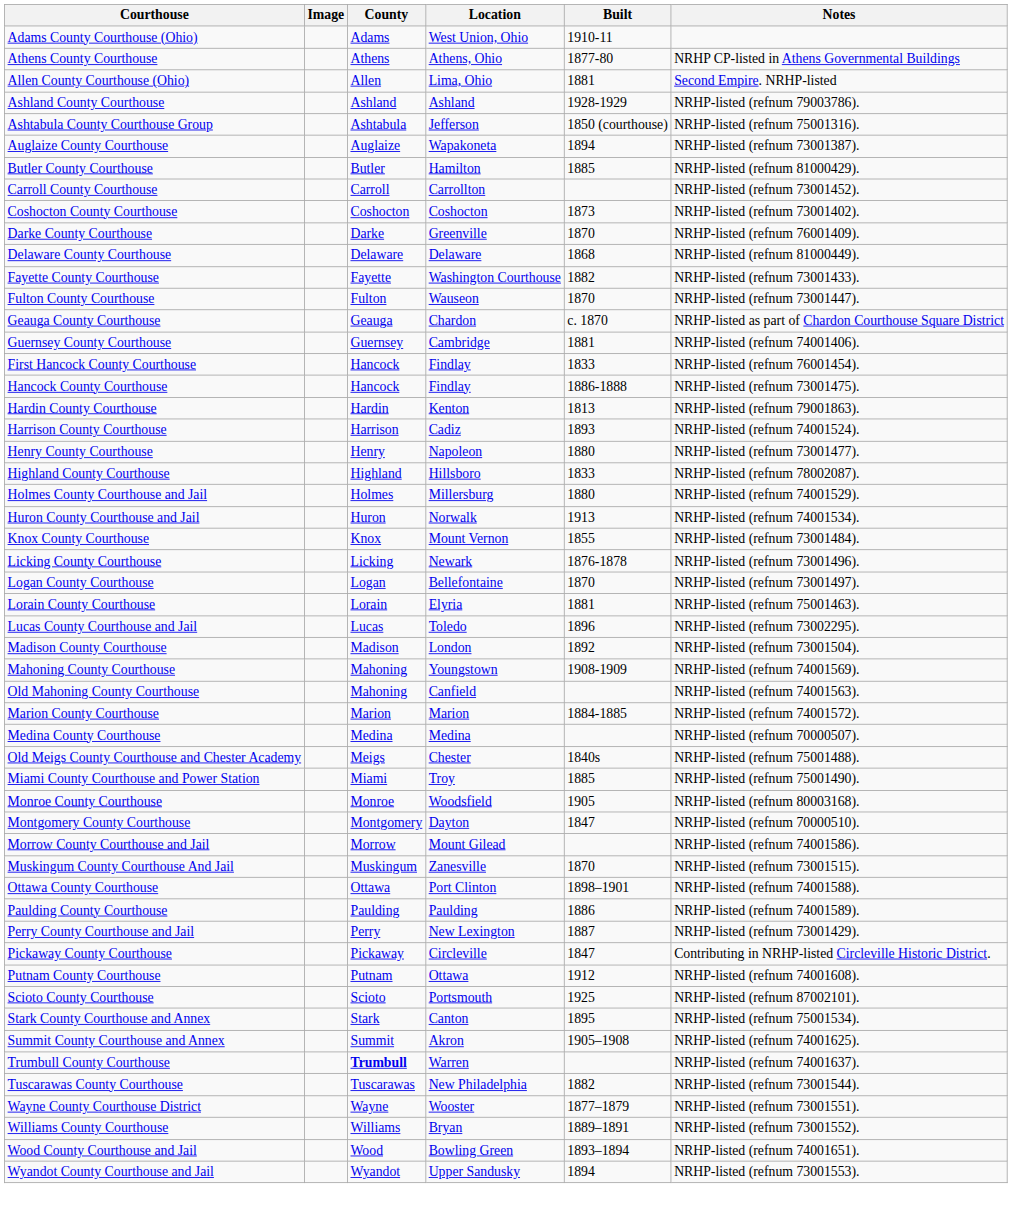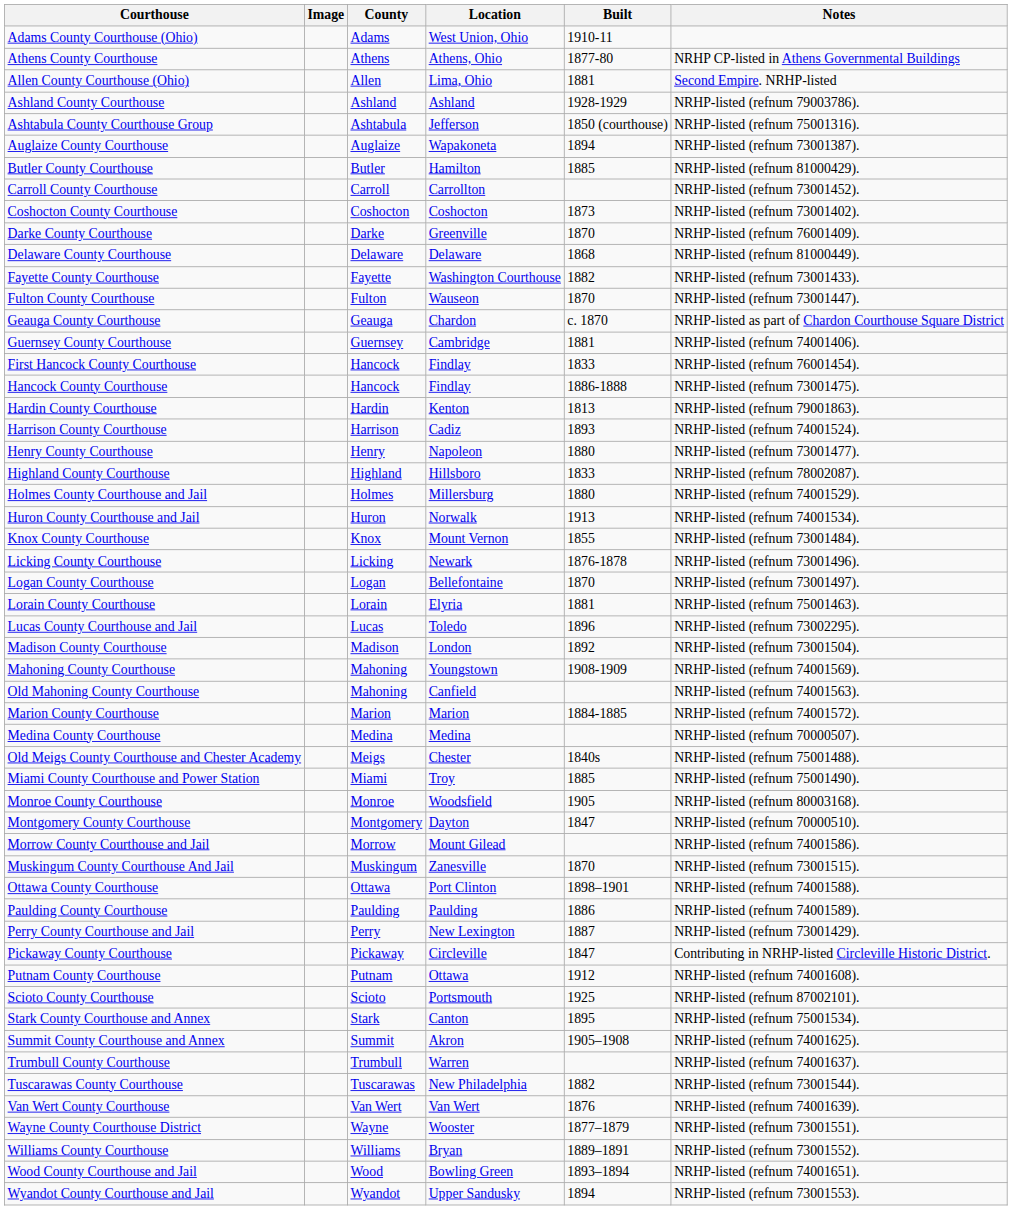(379, 1062) bold -> (376, 1062) normal
+ row: (89, 1106)
